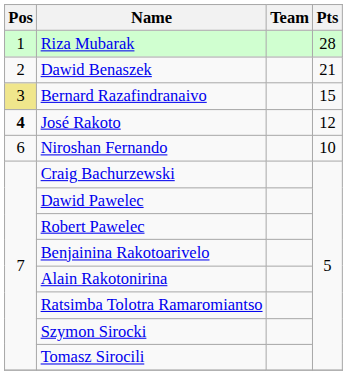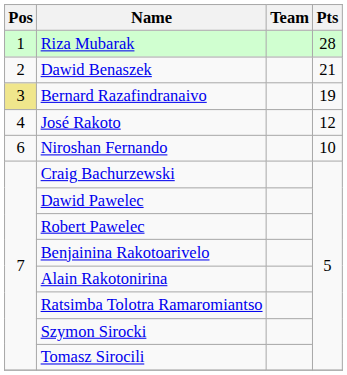(327, 95) 15 -> (327, 95) 19
(21, 122) bold -> (21, 122) normal
